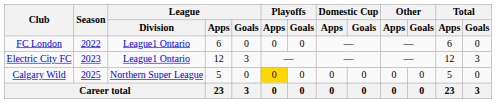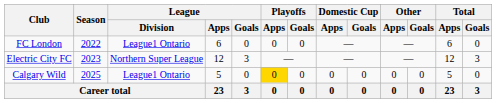(157, 59) League1 Ontario -> (157, 59) Northern Super League
(157, 75) Northern Super League -> (157, 75) League1 Ontario
